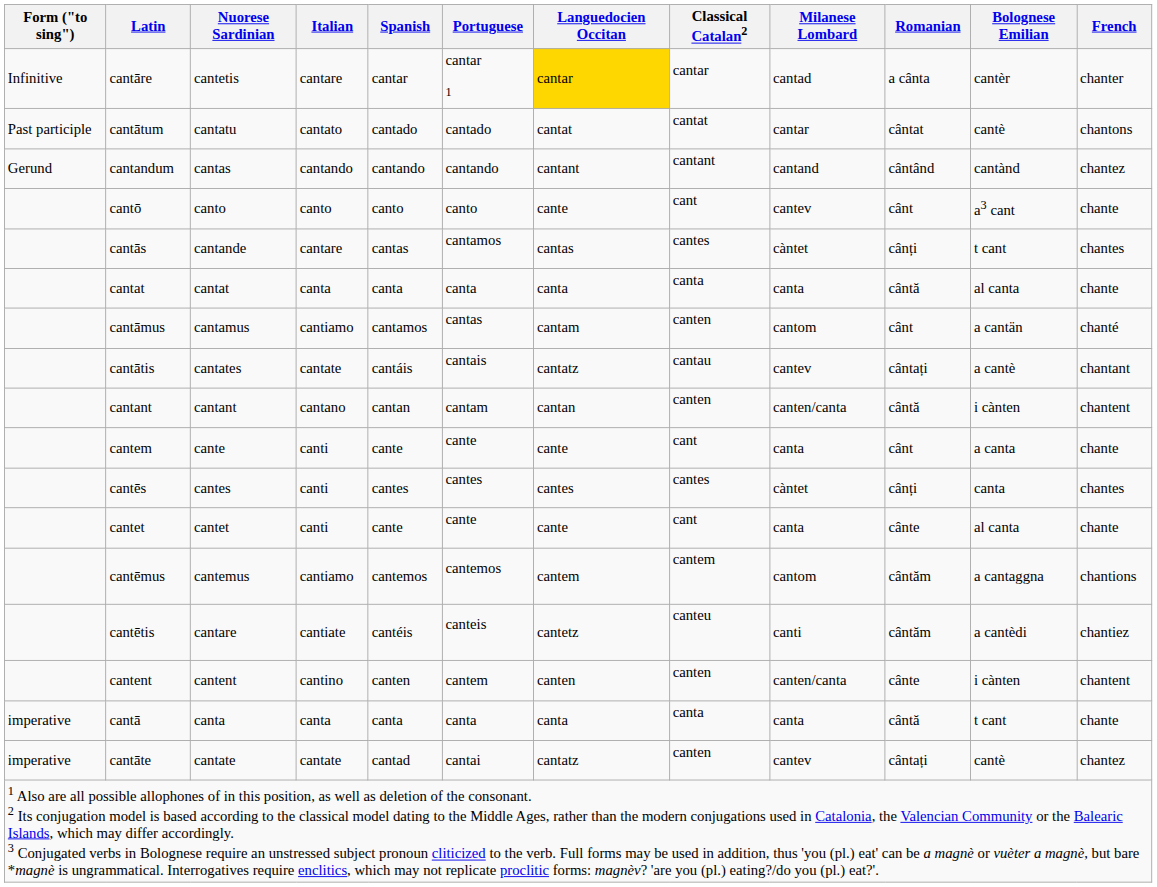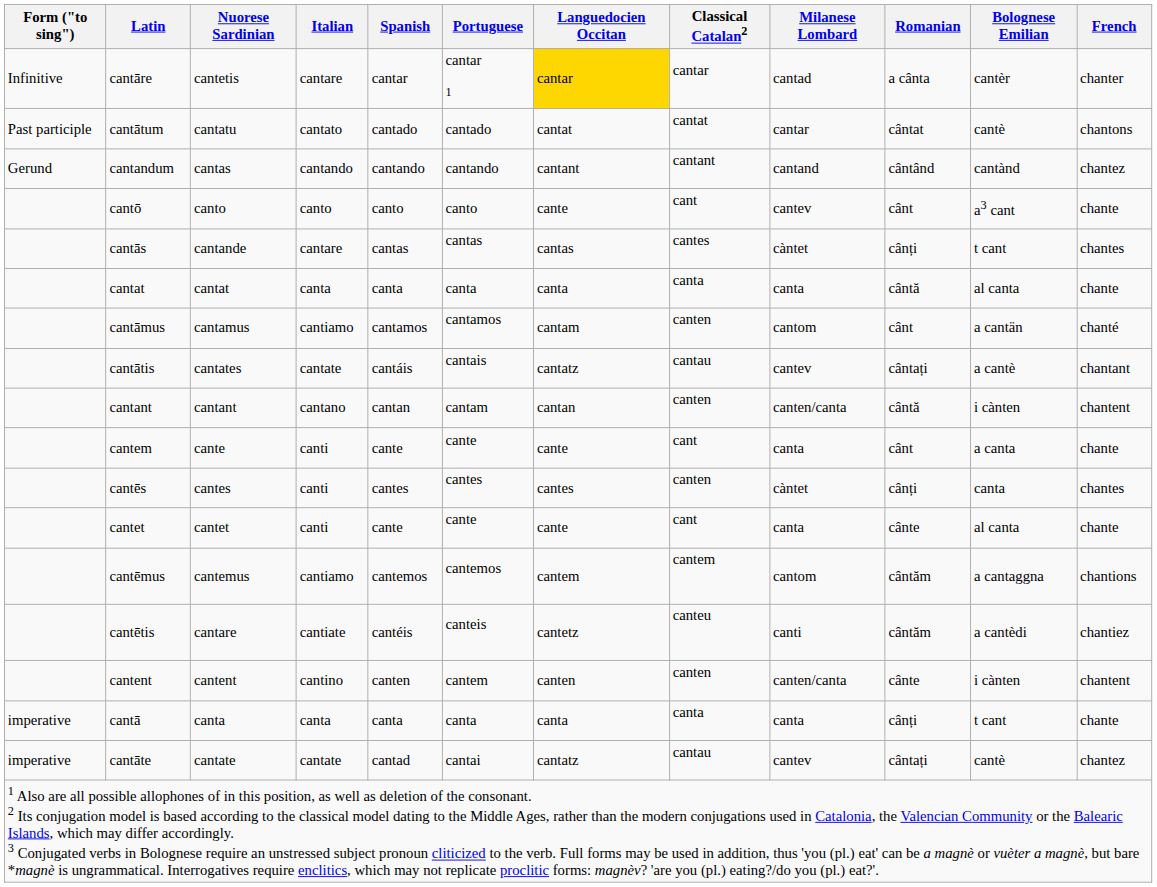(473, 240) cantamos -> (464, 240) cantas
(464, 320) cantas -> (473, 320) cantamos
(691, 479) cantes -> (692, 479) canten
(904, 720) cântă -> (903, 720) cânți
(692, 752) canten -> (692, 752) cantau
